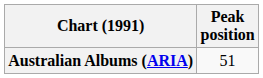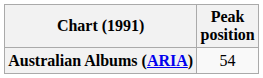(228, 60) 51 -> (228, 60) 54
